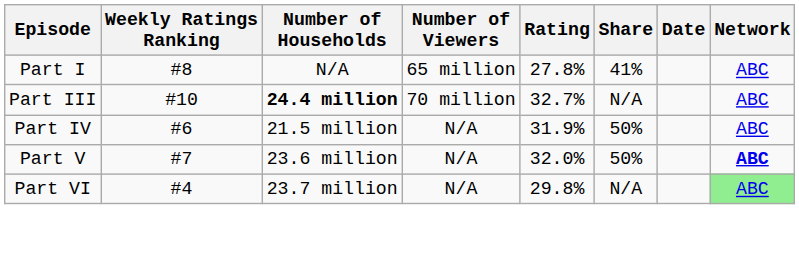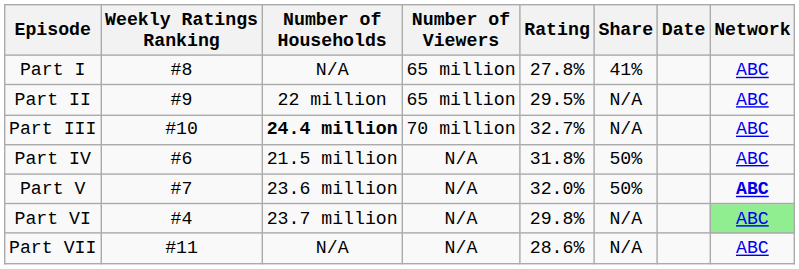+ row: (53, 100)
(557, 130) 31.9% -> (557, 159) 31.8%
+ row: (53, 248)
